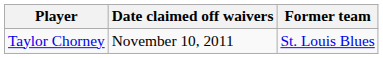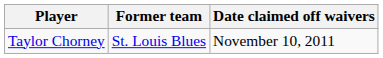columns swapped: (328, 16) <-> (193, 16)
